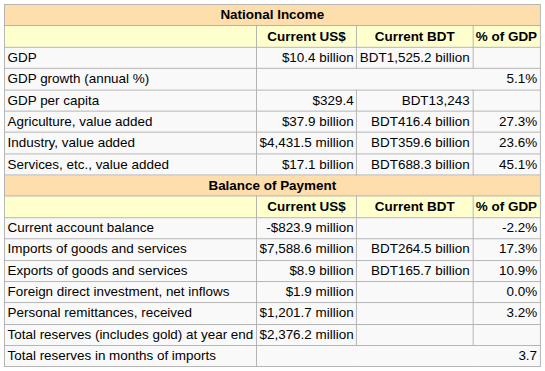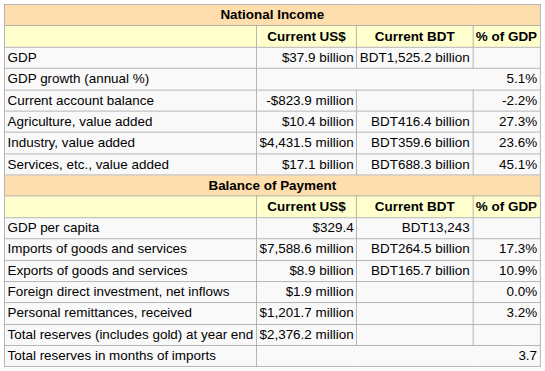(318, 57) $10.4 billion -> (318, 57) $37.9 billion
rows swapped: (53, 100) <-> (81, 228)
(318, 121) $37.9 billion -> (318, 121) $10.4 billion
